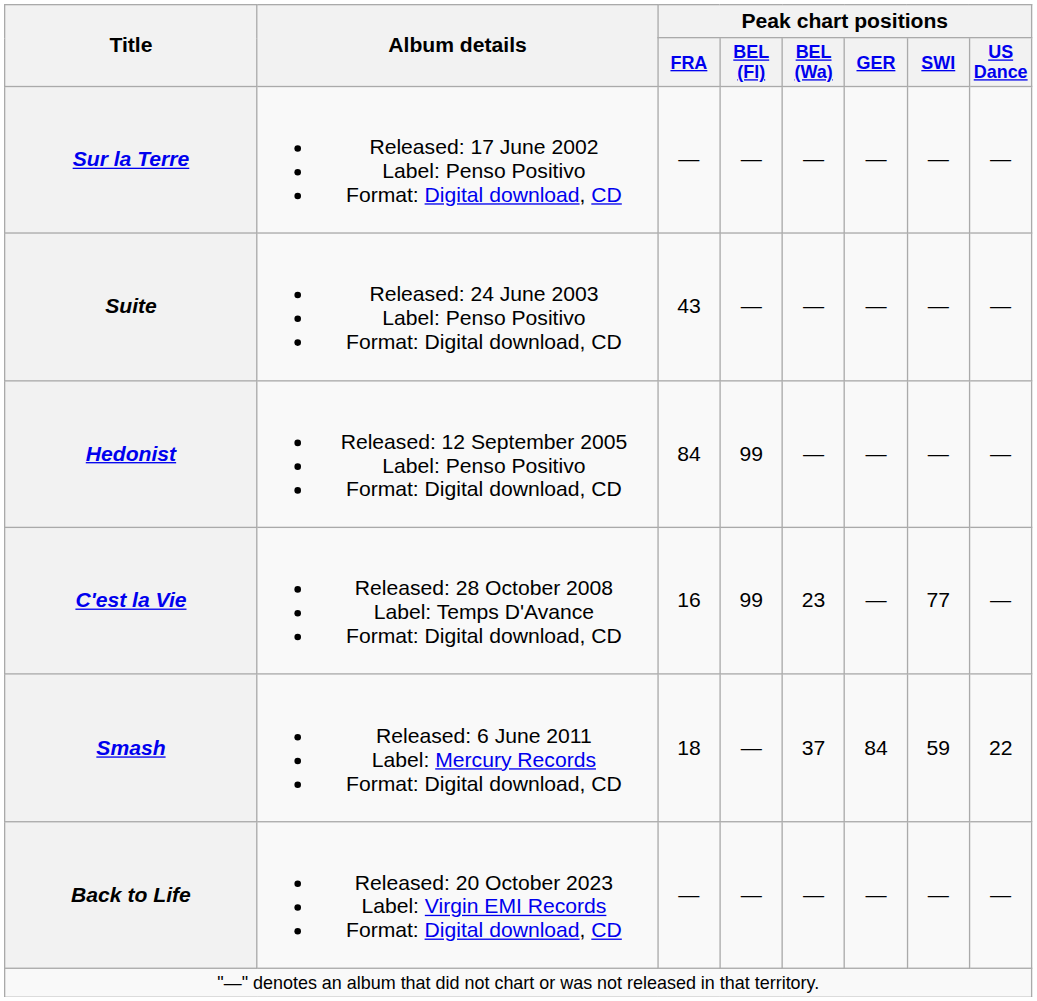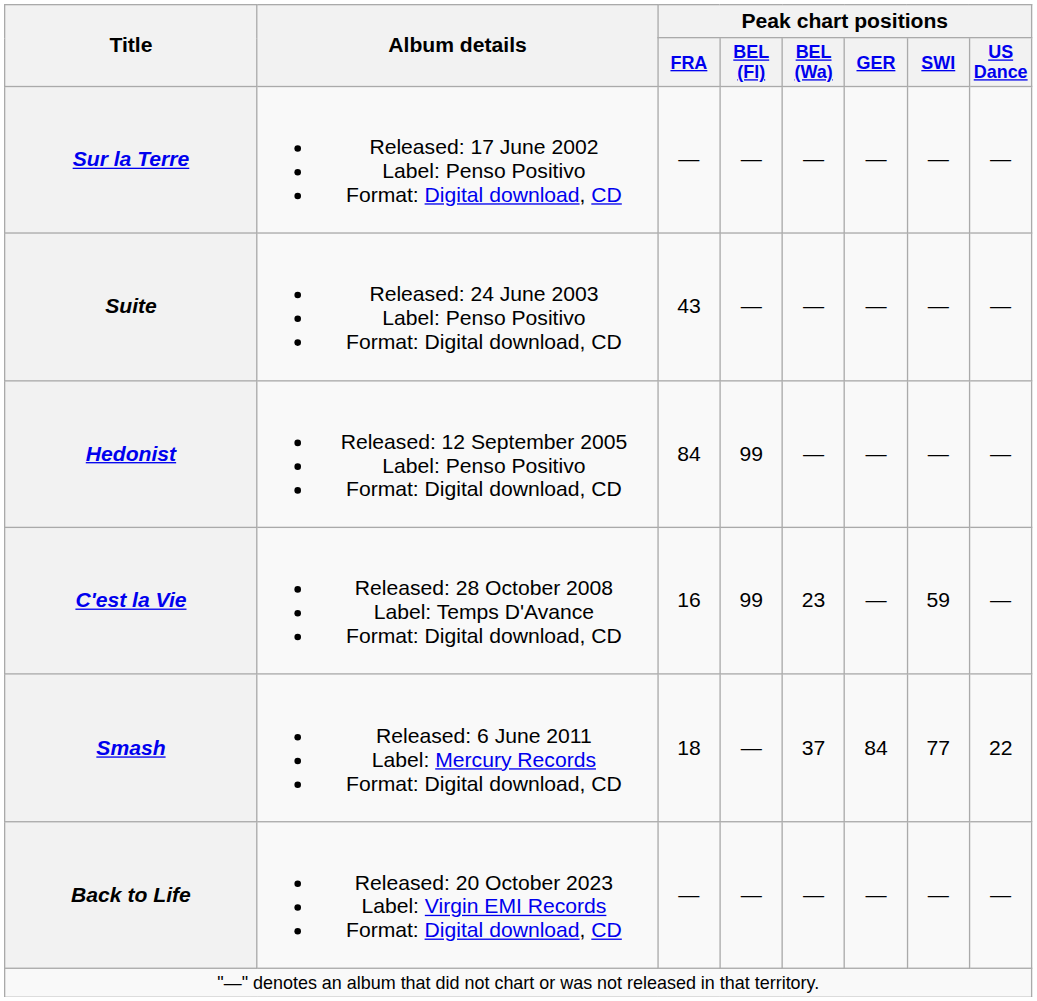(938, 600) 77 -> (938, 600) 59
(938, 747) 59 -> (938, 747) 77
